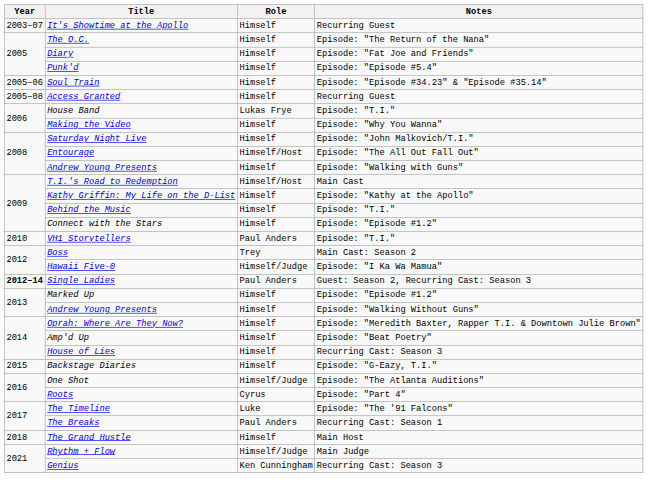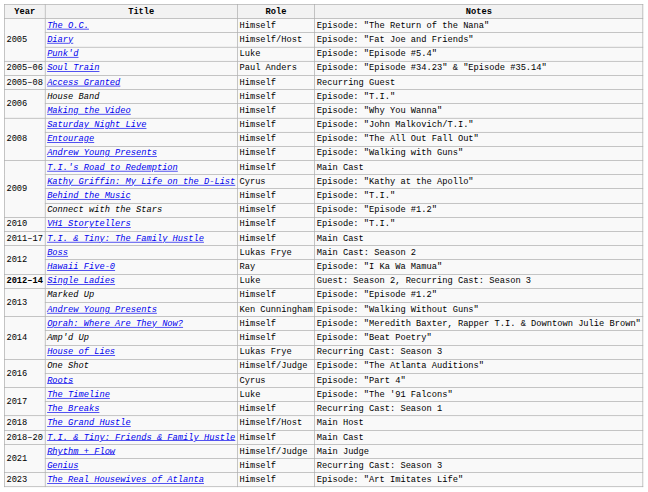- row: (118, 26)
(258, 54) Himself -> (271, 40) Himself/Host
(258, 68) Himself -> (250, 54) Luke
(258, 82) Himself -> (268, 68) Paul Anders
(266, 111) Lukas Frye -> (258, 97) Himself
(271, 153) Himself/Host -> (258, 139) Himself
(271, 182) Himself/Host -> (258, 168) Himself
(258, 196) Himself -> (253, 182) Cyrus
(268, 239) Paul Anders -> (258, 224) Himself
+ row: (126, 239)
(250, 253) Trey -> (266, 253) Lukas Frye
(273, 267) Himself/Judge -> (247, 267) Ray
(268, 281) Paul Anders -> (250, 281) Luke
(258, 310) Himself -> (276, 310) Ken Cunningham
(258, 352) Himself -> (266, 352) Lukas Frye
- row: (92, 366)
(268, 423) Paul Anders -> (258, 409) Himself
(258, 437) Himself -> (271, 423) Himself/Host
+ row: (141, 437)
(276, 466) Ken Cunningham -> (258, 466) Himself
+ row: (126, 480)
